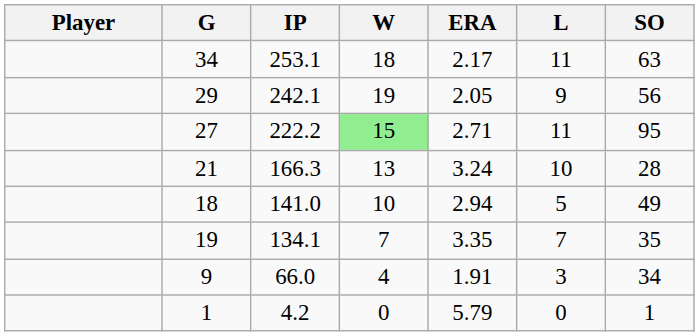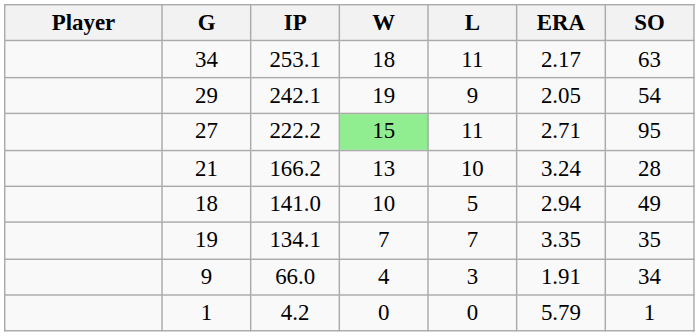columns swapped: (561, 22) <-> (472, 22)
(650, 95) 56 -> (650, 95) 54
(295, 167) 166.3 -> (295, 167) 166.2
